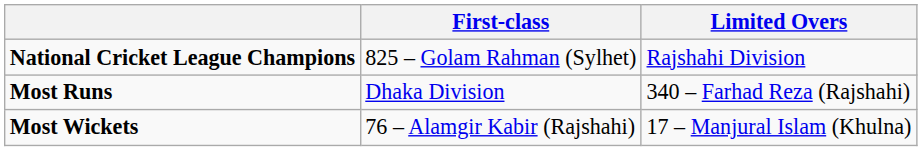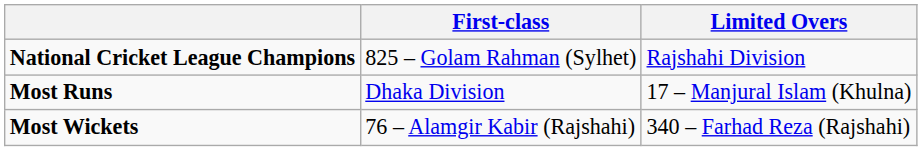(778, 92) 340 – Farhad Reza (Rajshahi) -> (779, 92) 17 – Manjural Islam (Khulna)
(779, 127) 17 – Manjural Islam (Khulna) -> (778, 127) 340 – Farhad Reza (Rajshahi)
